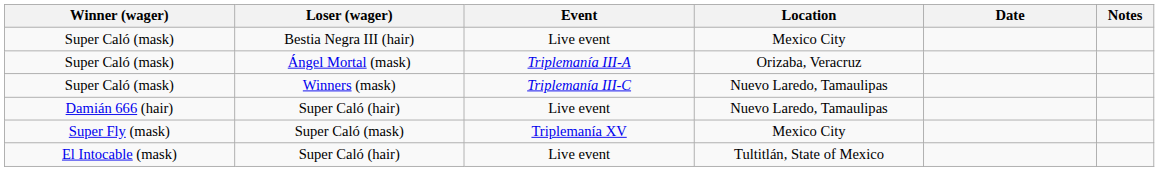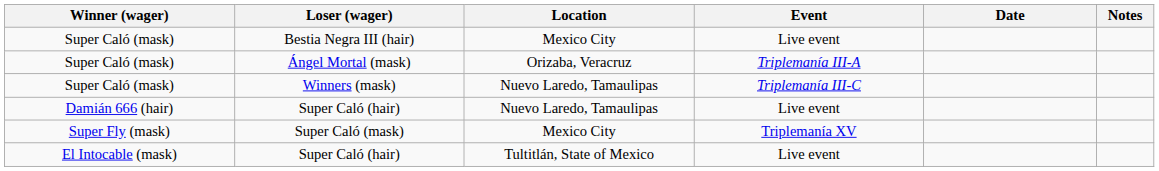columns swapped: (809, 16) <-> (579, 16)
